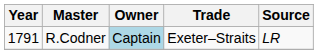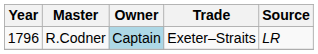(23, 37) 1791 -> (23, 37) 1796
